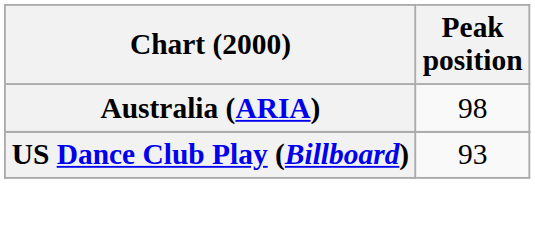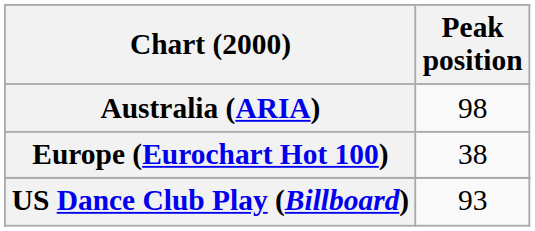+ row: (210, 154)
